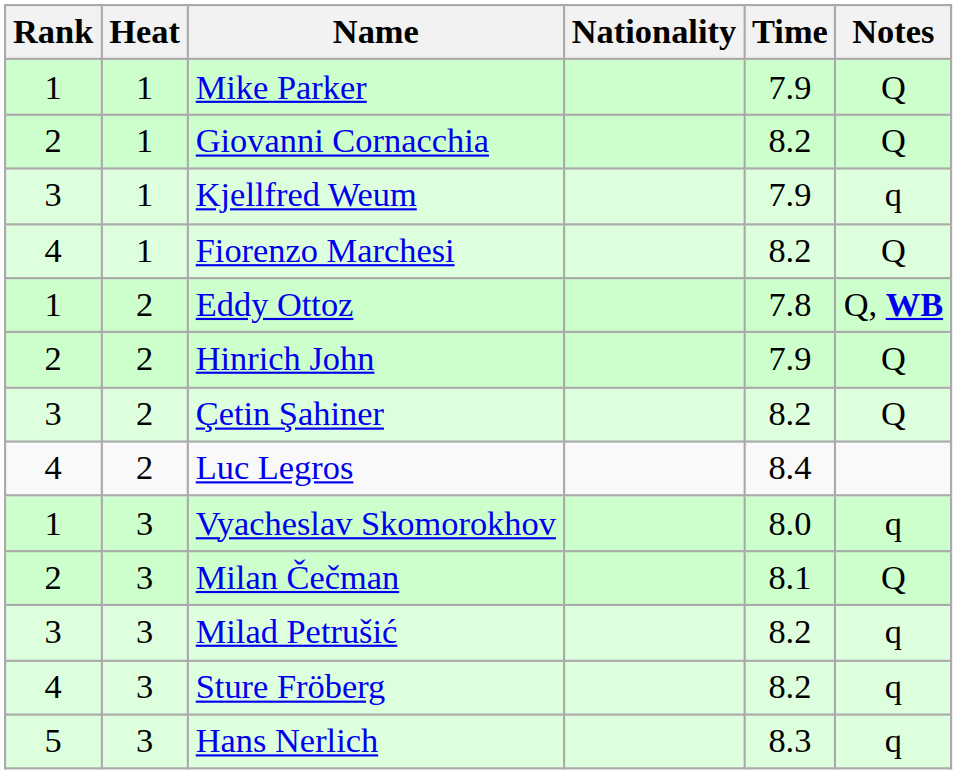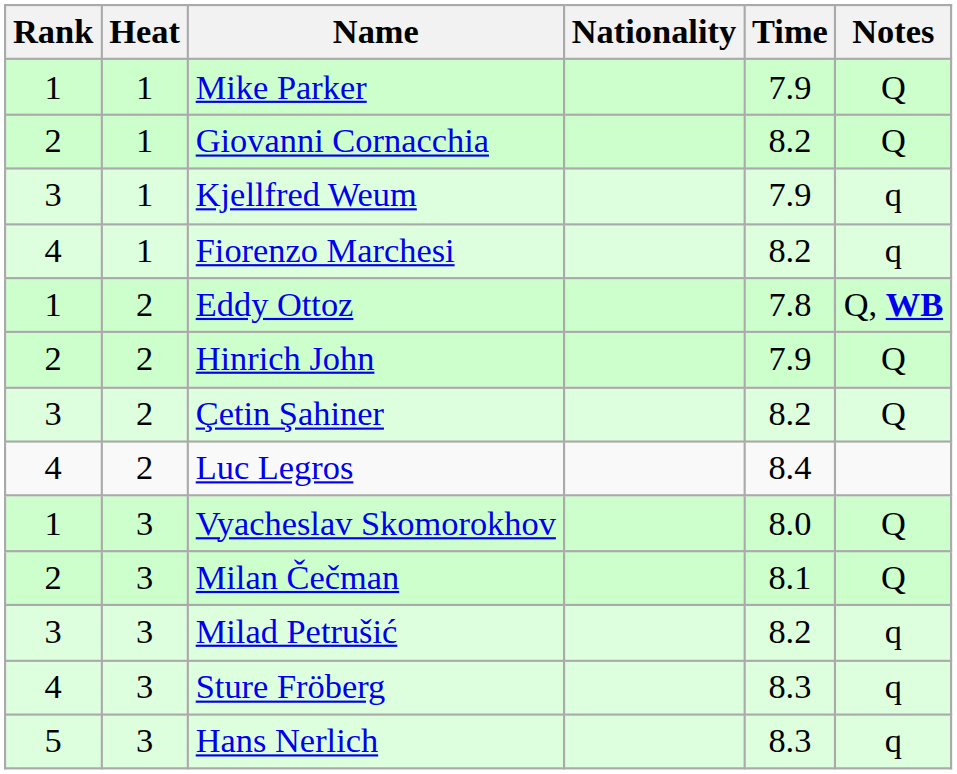(893, 250) Q -> (893, 250) q
(893, 522) q -> (893, 522) Q
(790, 686) 8.2 -> (790, 686) 8.3
